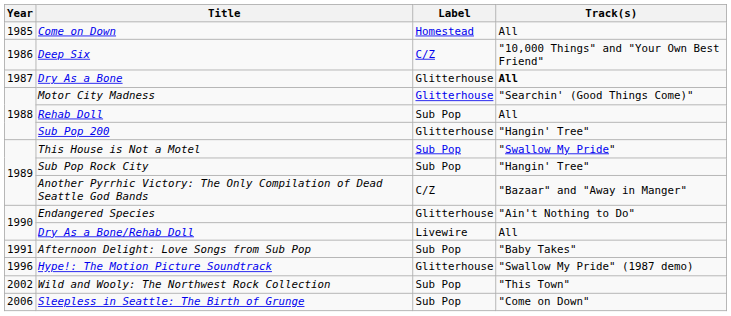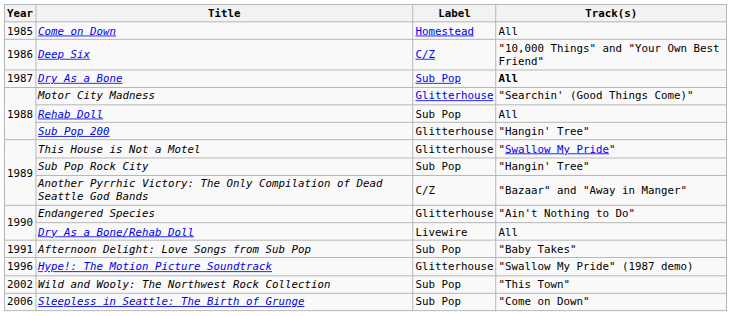(454, 78) Glitterhouse -> (438, 78) Sub Pop
(438, 149) Sub Pop -> (454, 149) Glitterhouse
